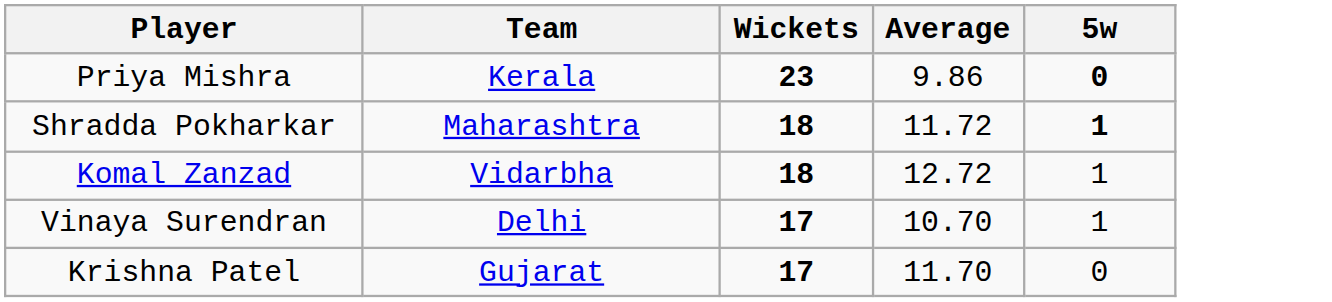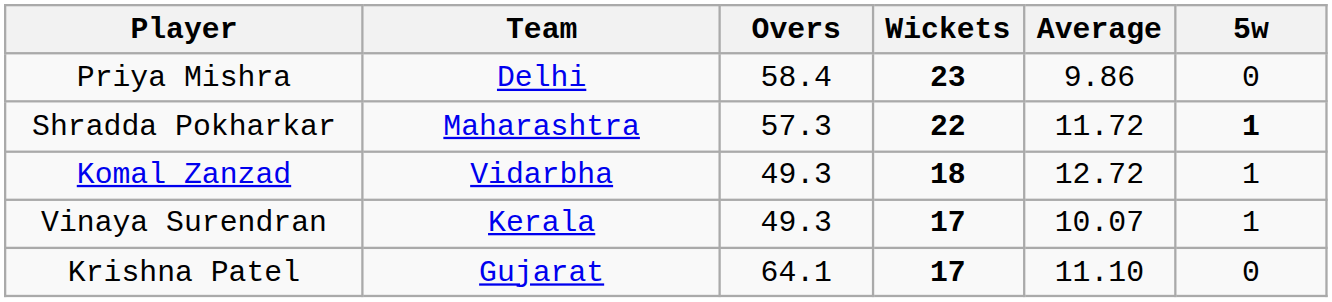+ column: (796, 29)
(542, 78) Kerala -> (542, 78) Delhi
(1099, 78) bold -> (1251, 78) normal
(796, 126) 18 -> (948, 126) 22
(542, 223) Delhi -> (542, 223) Kerala
(948, 223) 10.70 -> (1099, 223) 10.07
(948, 272) 11.70 -> (1099, 272) 11.10
